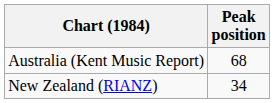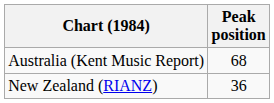(239, 85) 34 -> (239, 85) 36
